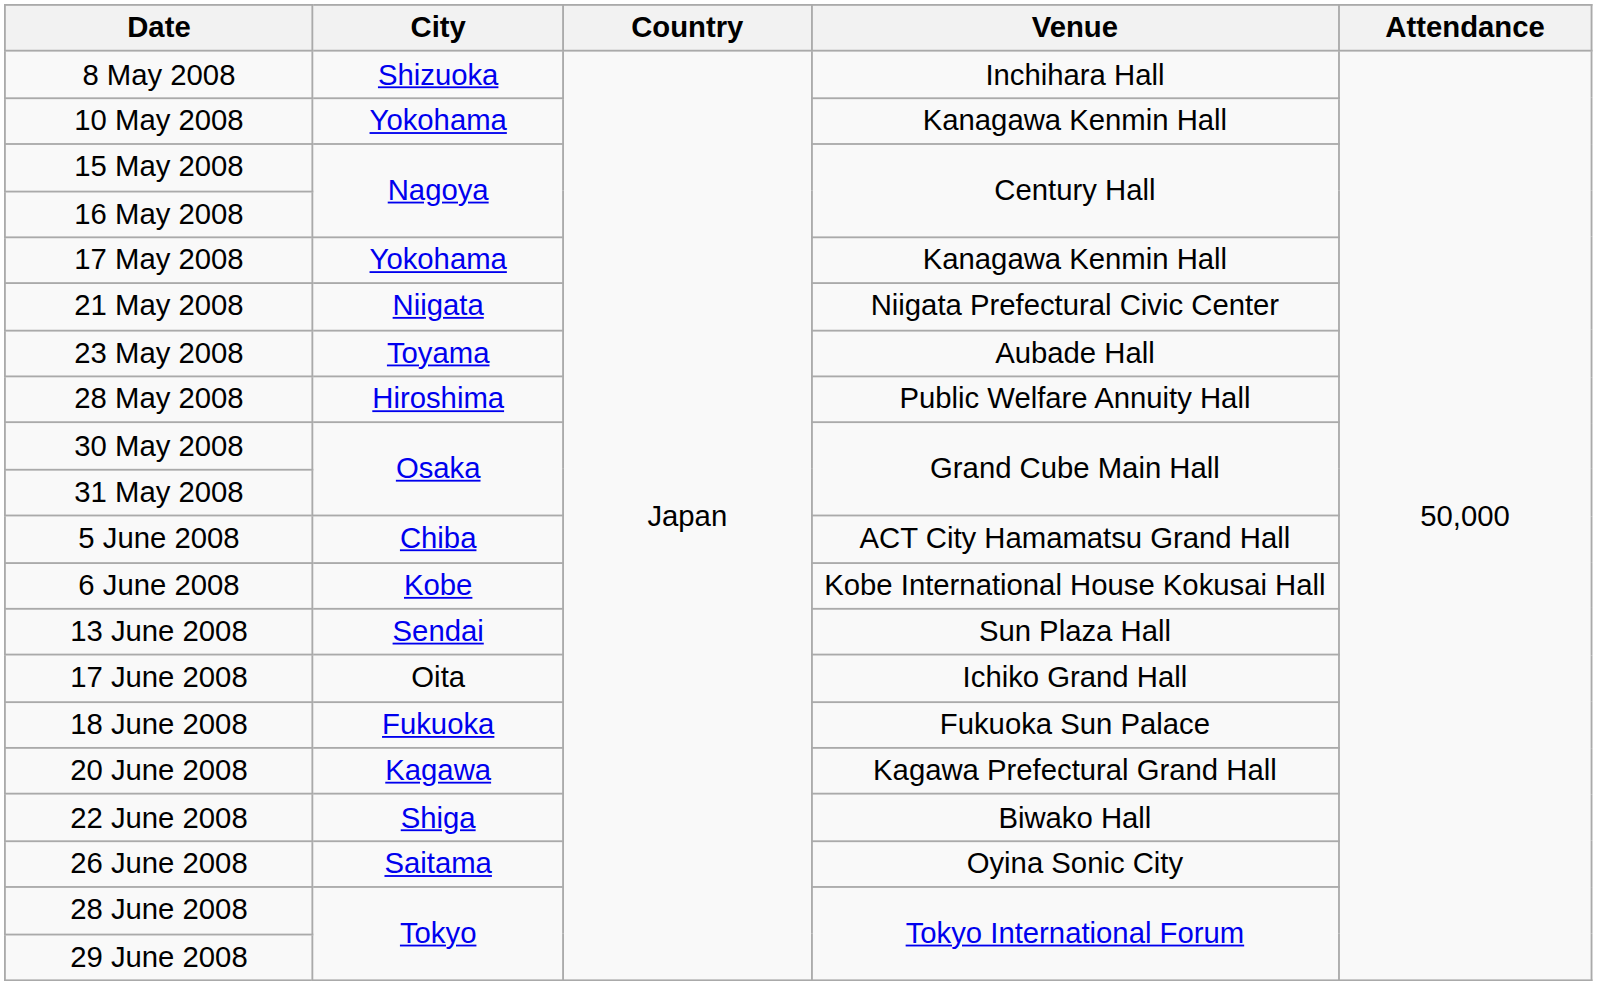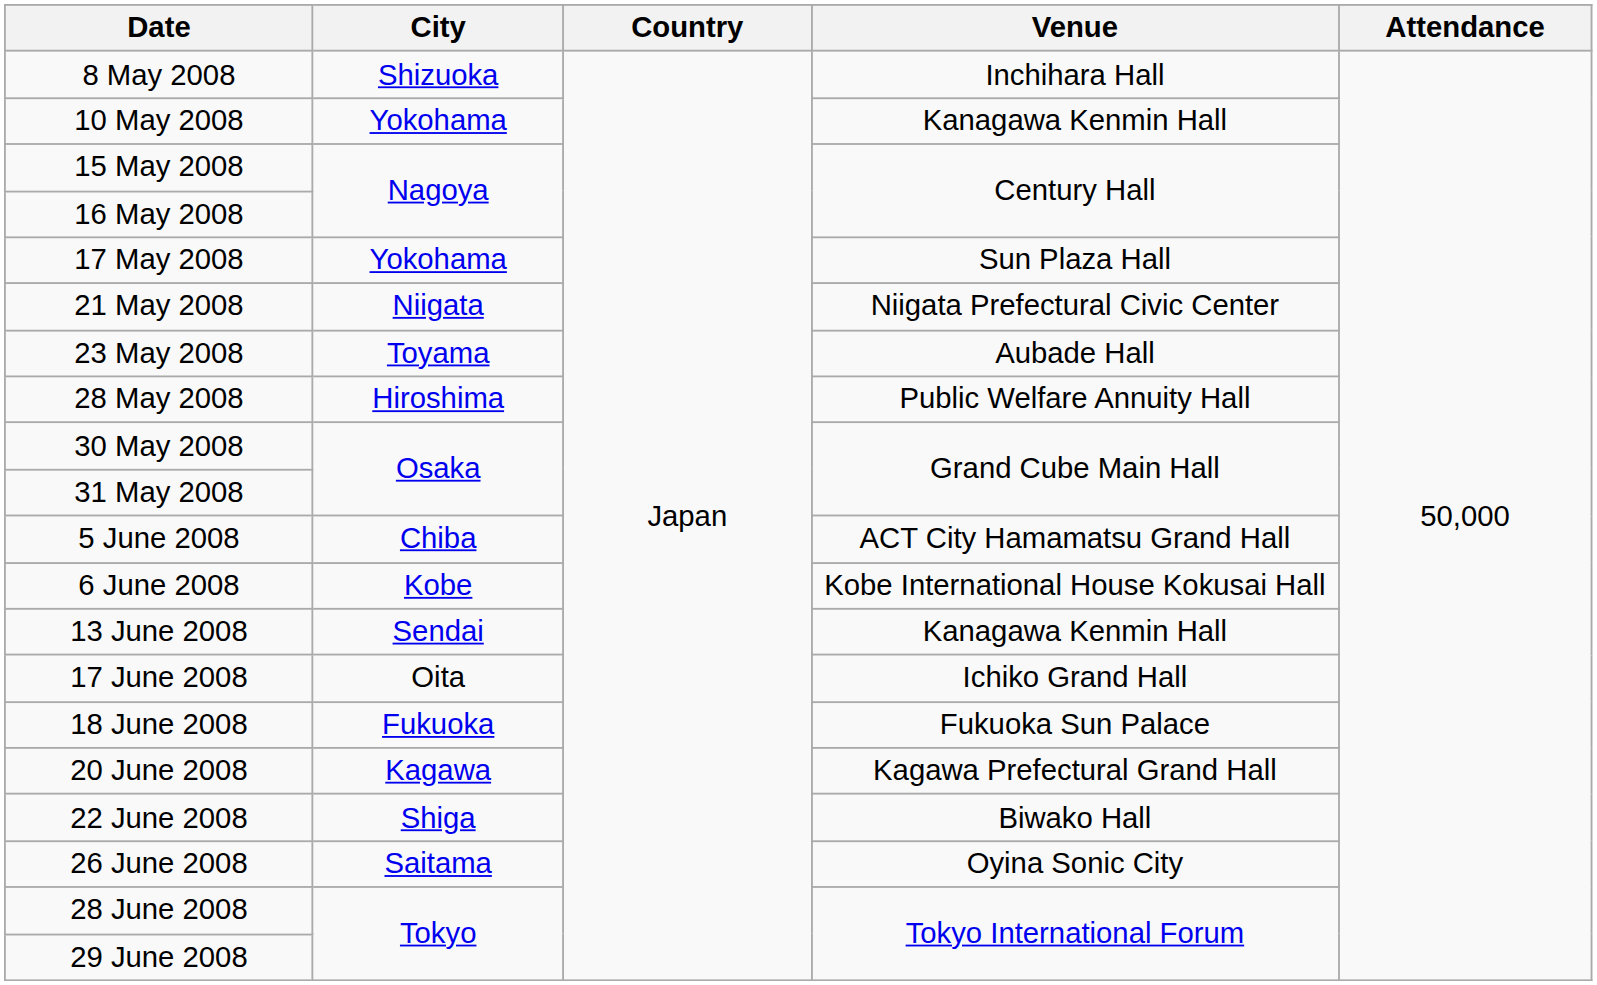(1075, 259) Kanagawa Kenmin Hall -> (1075, 259) Sun Plaza Hall
(1075, 631) Sun Plaza Hall -> (1075, 631) Kanagawa Kenmin Hall
